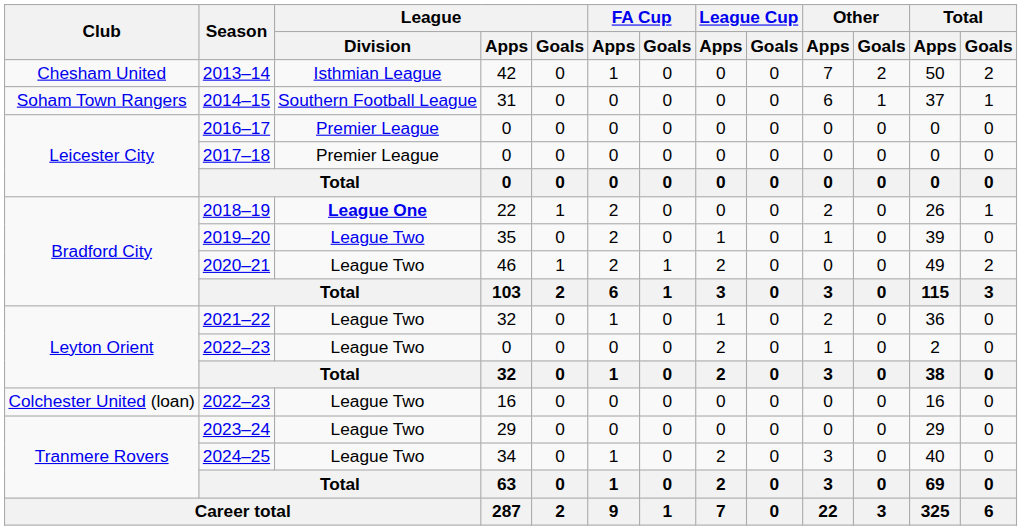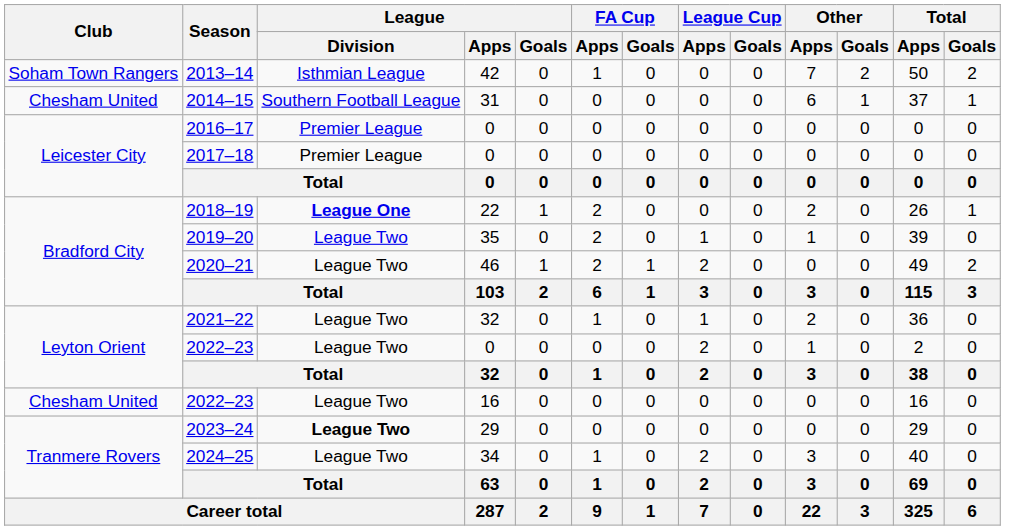(102, 73) Chesham United -> (93, 73) Soham Town Rangers
(102, 100) Soham Town Rangers -> (93, 100) Chesham United
(102, 401) Colchester United (loan) -> (93, 401) Chesham United
(378, 429) normal -> (361, 429) bold
